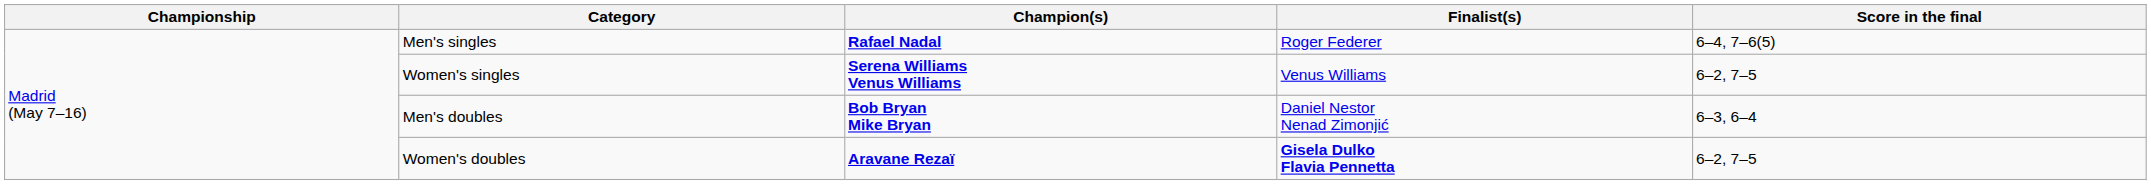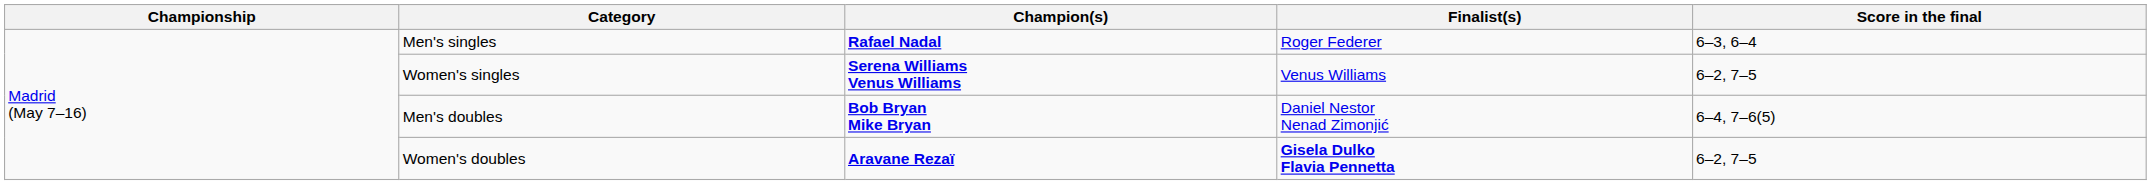(1736, 42) 6–4, 7–6(5) -> (1726, 42) 6–3, 6–4
(1726, 117) 6–3, 6–4 -> (1736, 117) 6–4, 7–6(5)
